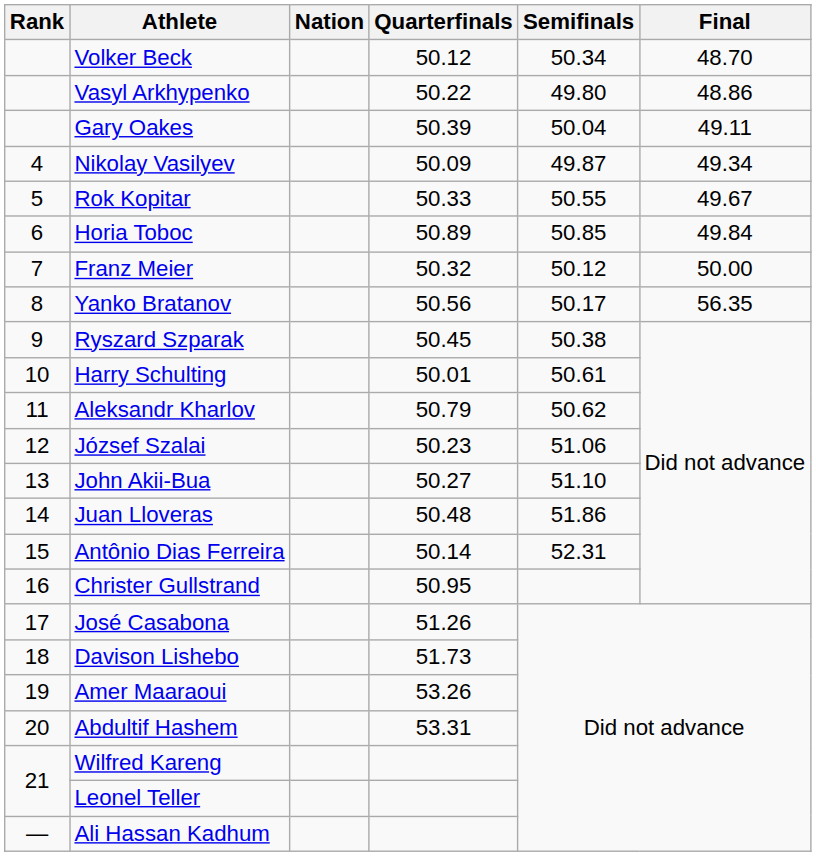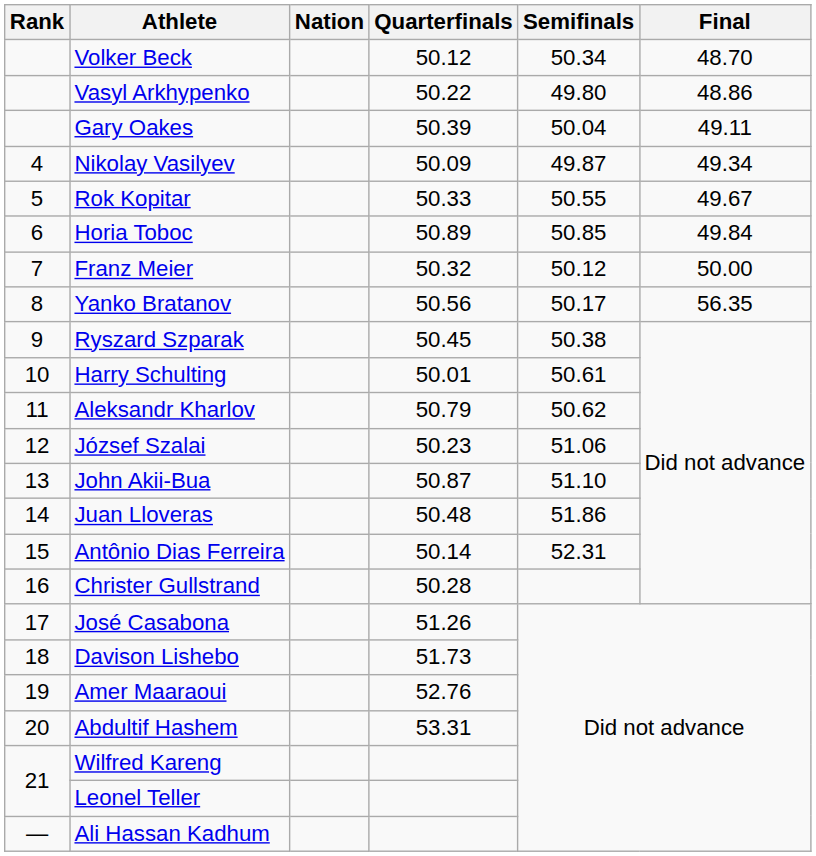(443, 480) 50.27 -> (443, 480) 50.87
(443, 586) 50.95 -> (443, 586) 50.28
(443, 692) 53.26 -> (443, 692) 52.76
